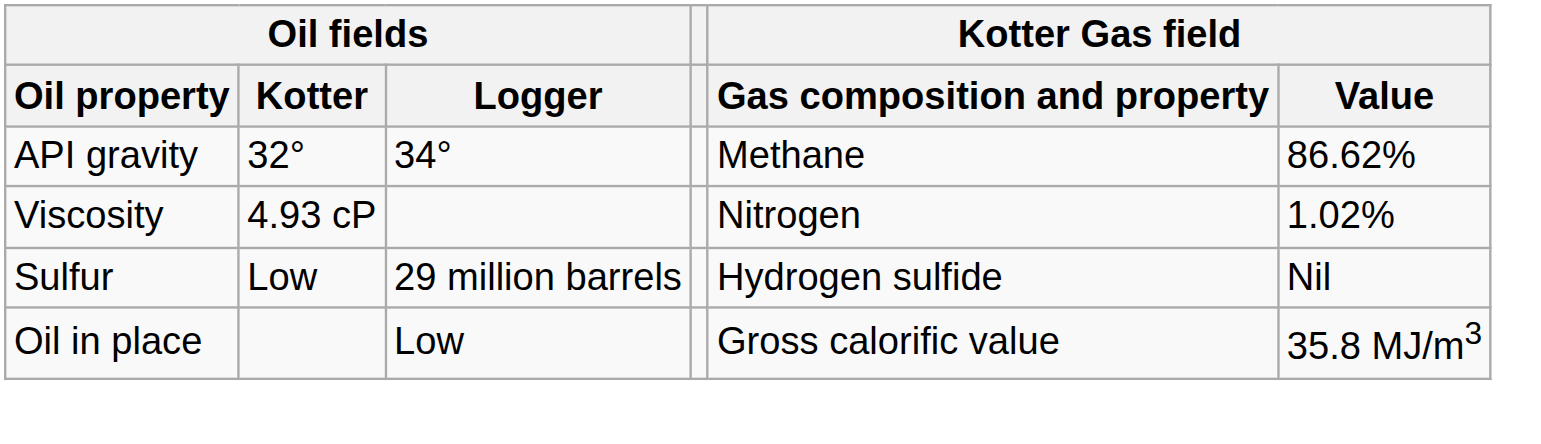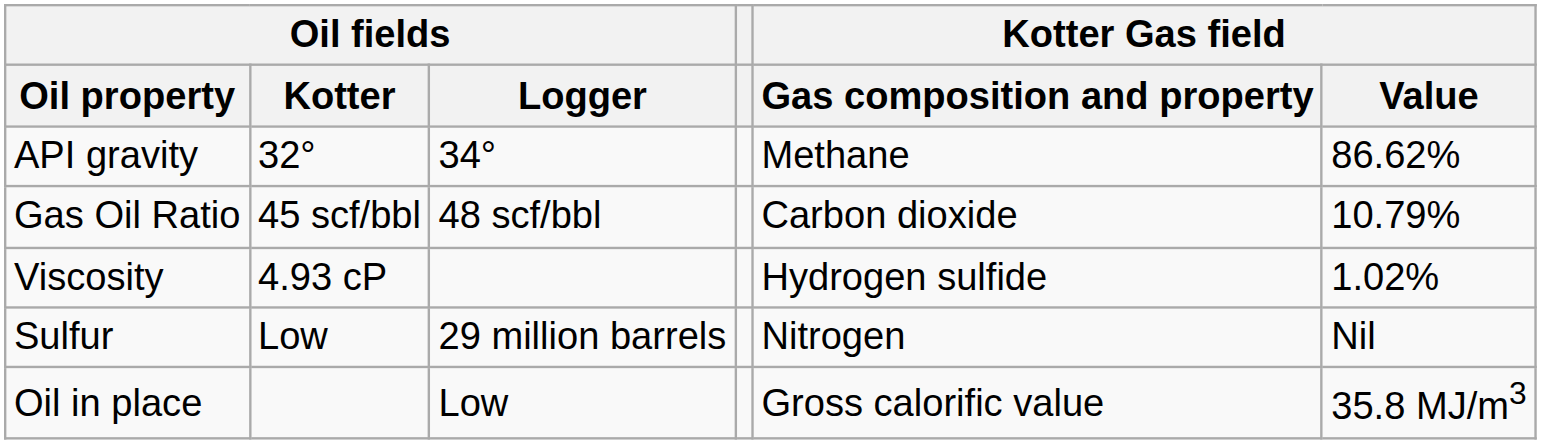+ row: (127, 215)
(789, 215) Nitrogen -> (904, 276) Hydrogen sulfide
(860, 276) Hydrogen sulfide -> (833, 336) Nitrogen
